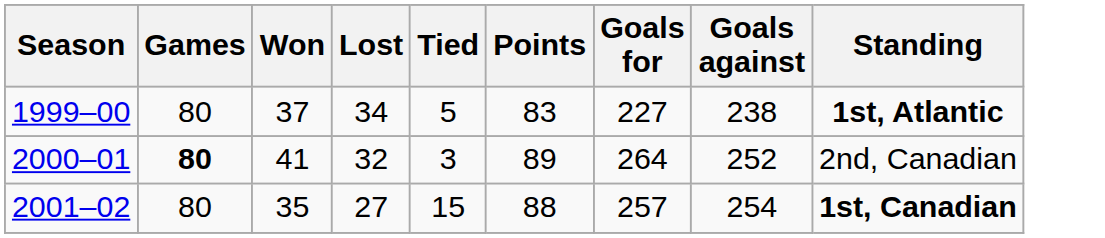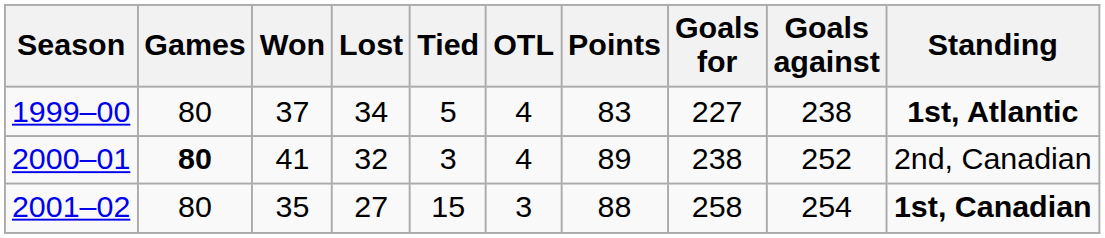+ column: (524, 45)
(642, 159) 264 -> (717, 159) 238
(642, 207) 257 -> (717, 207) 258
